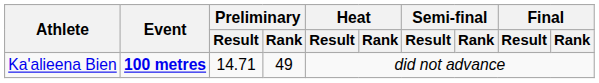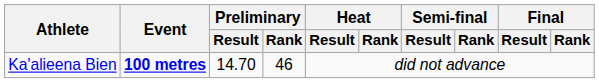(236, 66) 14.71 -> (236, 66) 14.70
(284, 66) 49 -> (284, 66) 46
